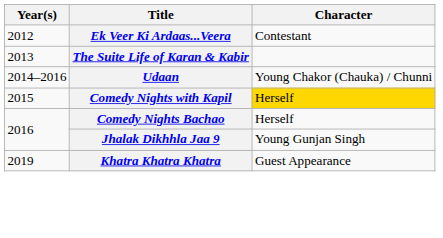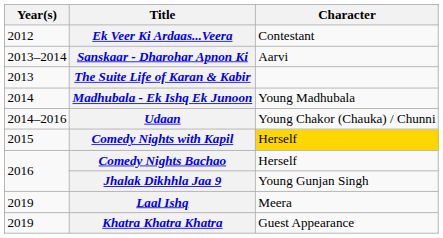+ row: (162, 56)
+ row: (162, 98)
+ row: (162, 202)
